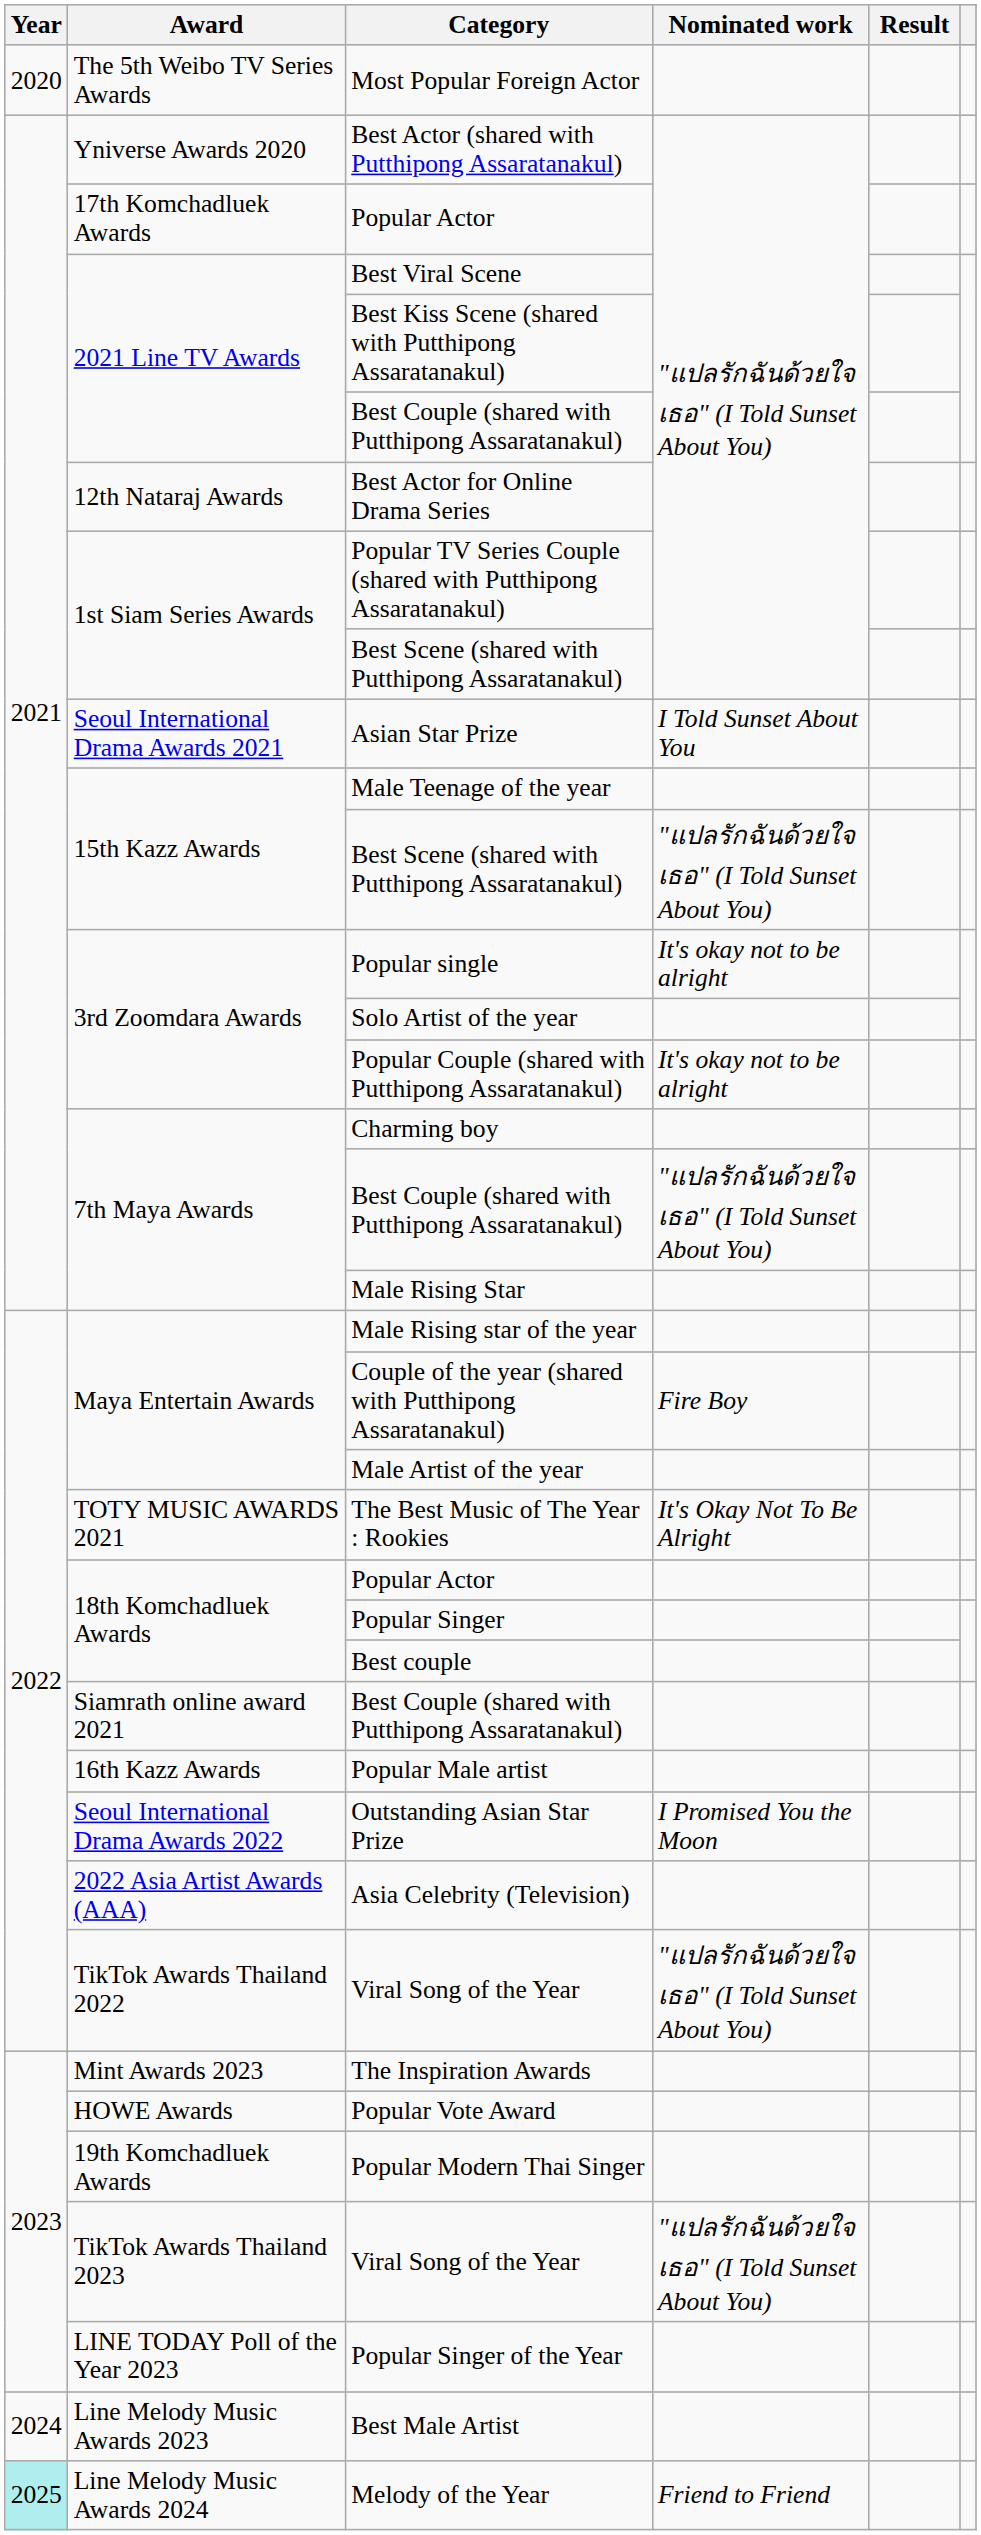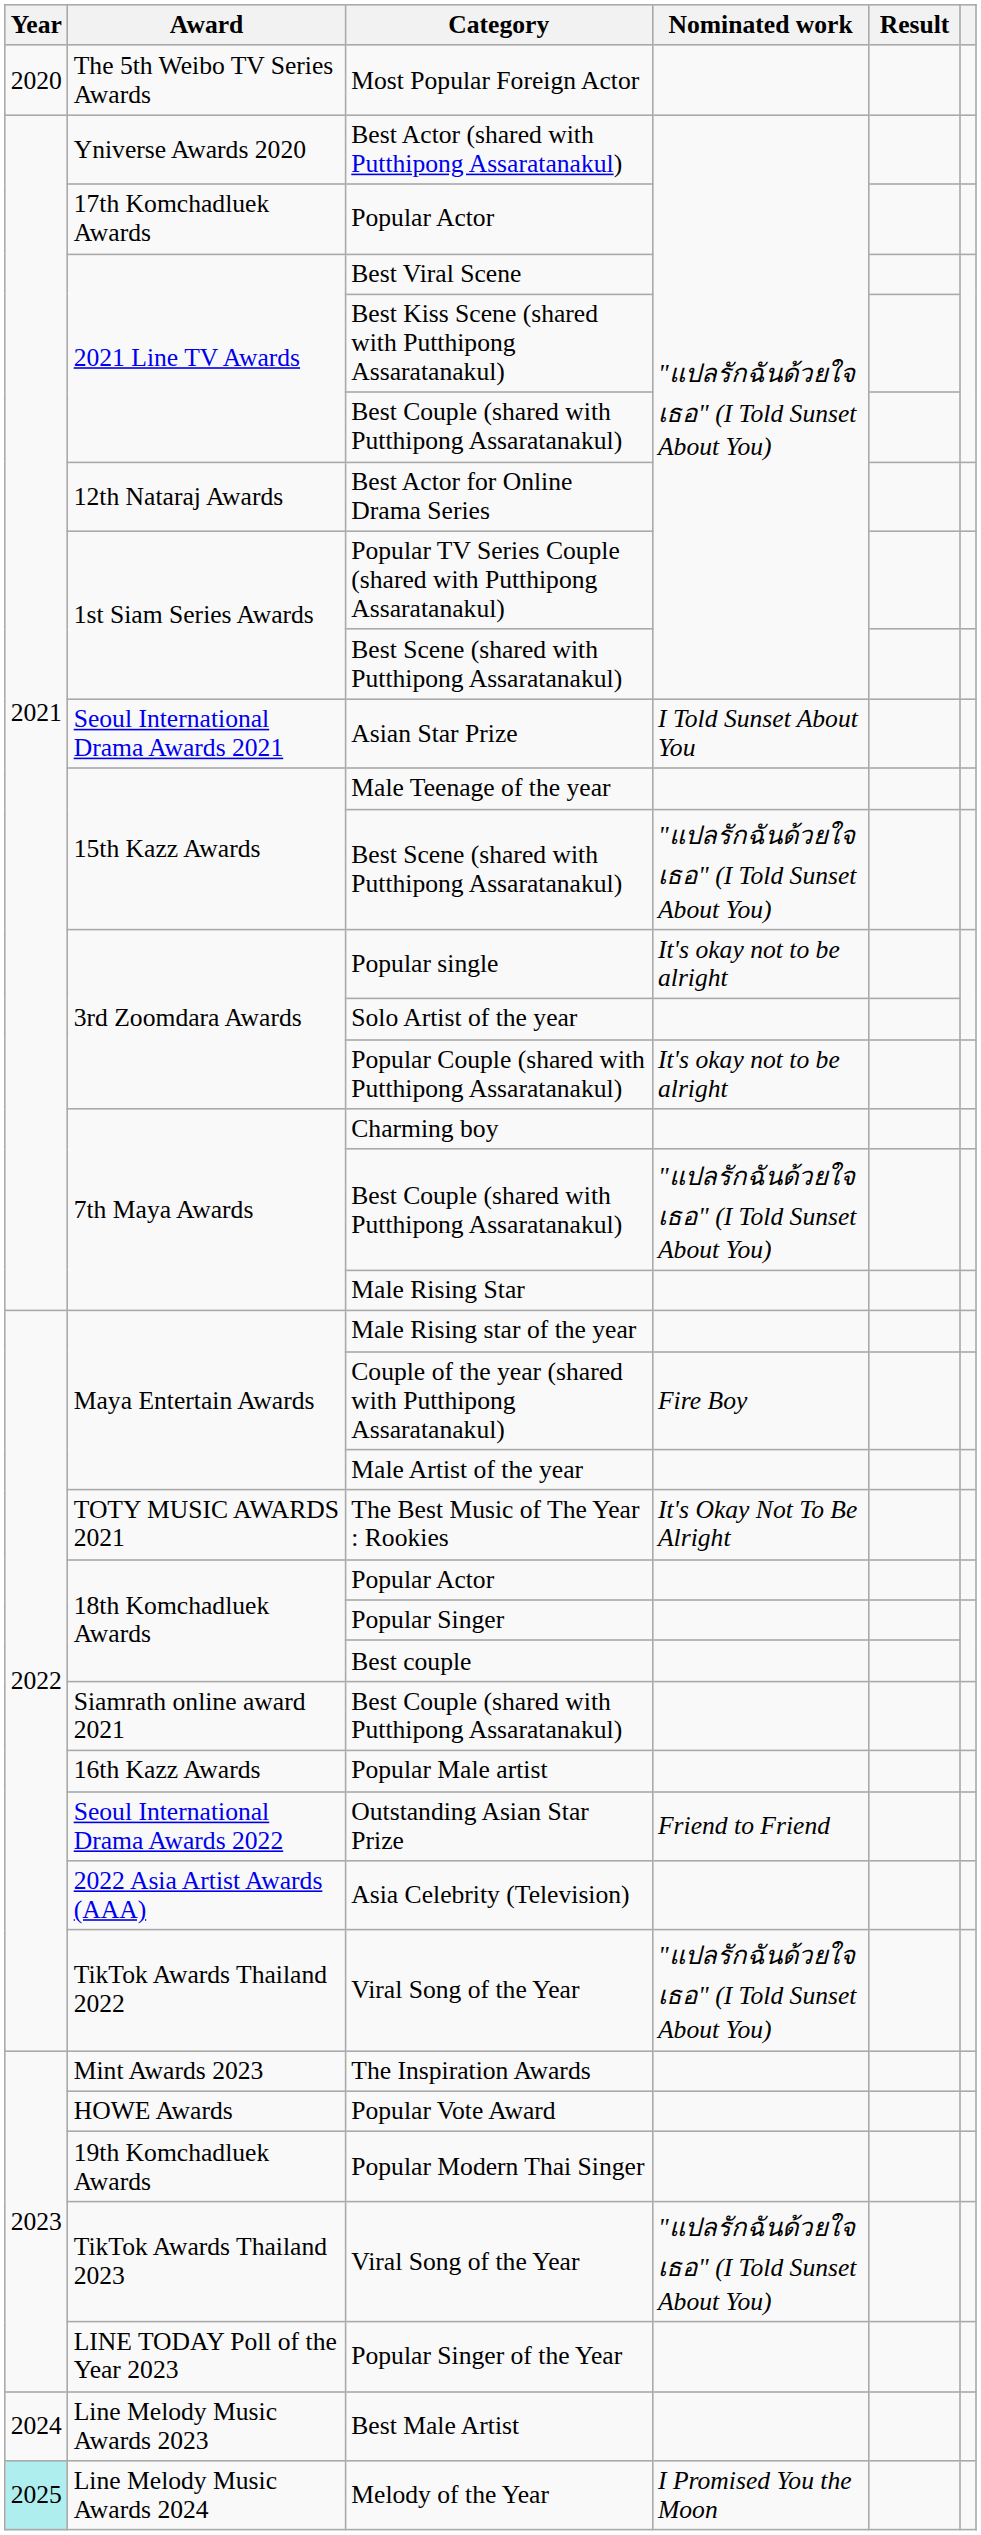(755, 1825) I Promised You the Moon -> (744, 1825) Friend to Friend
(744, 2495) Friend to Friend -> (755, 2494) I Promised You the Moon
